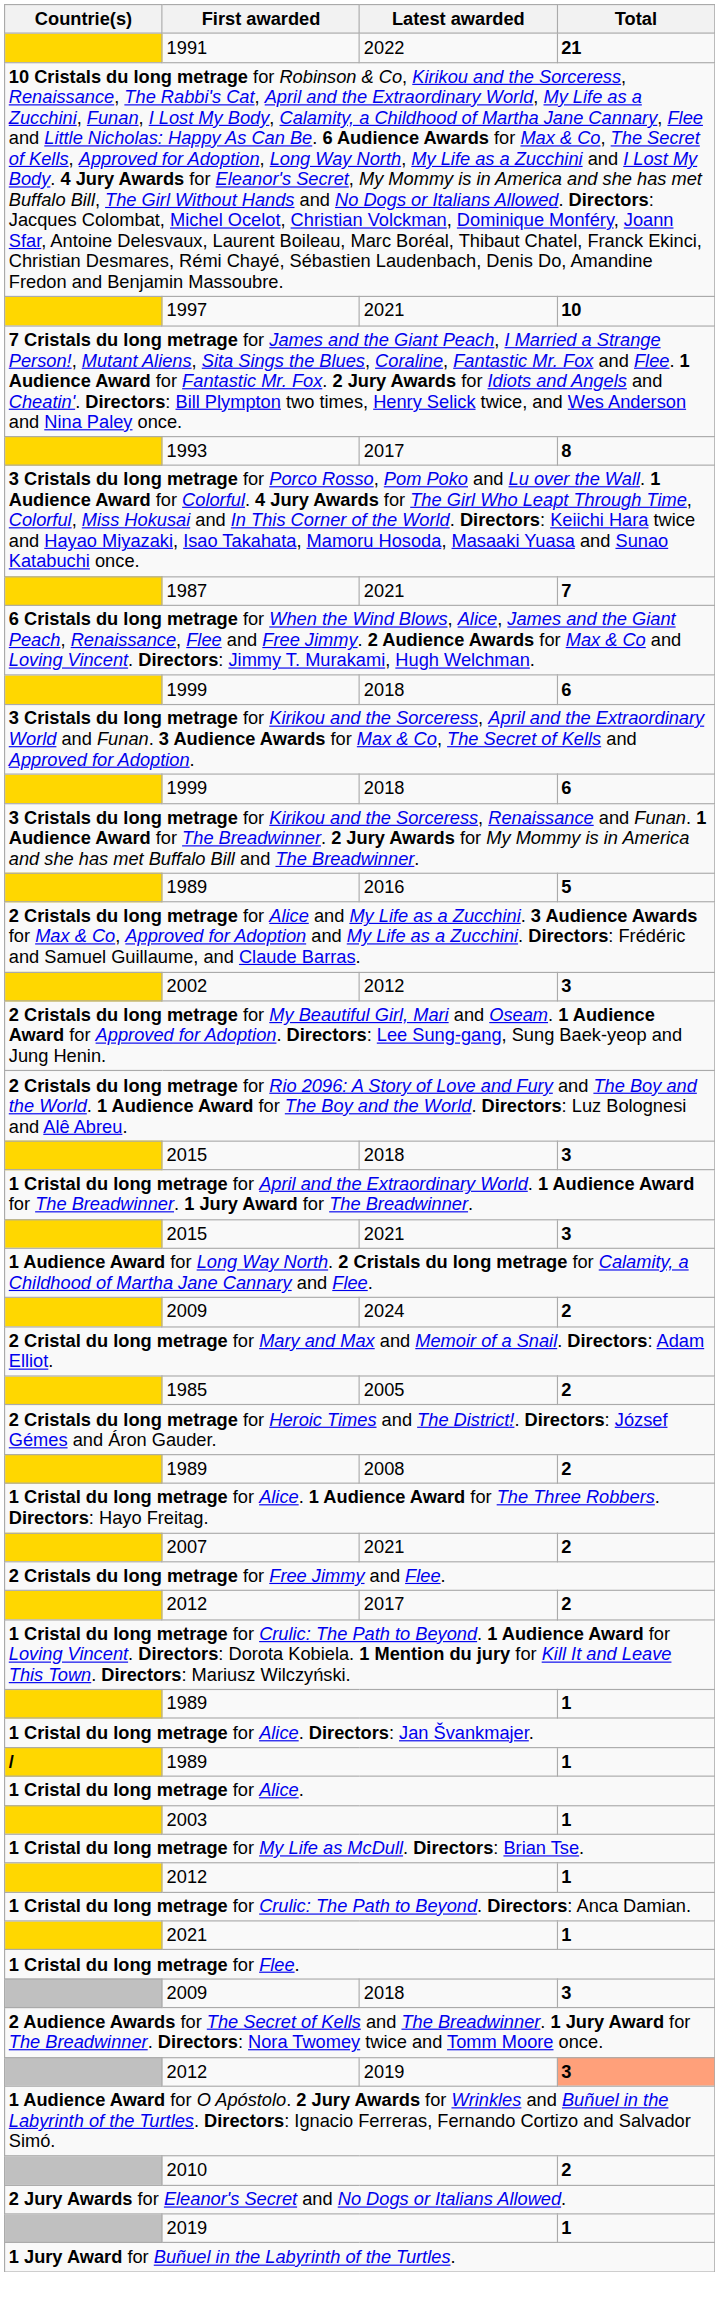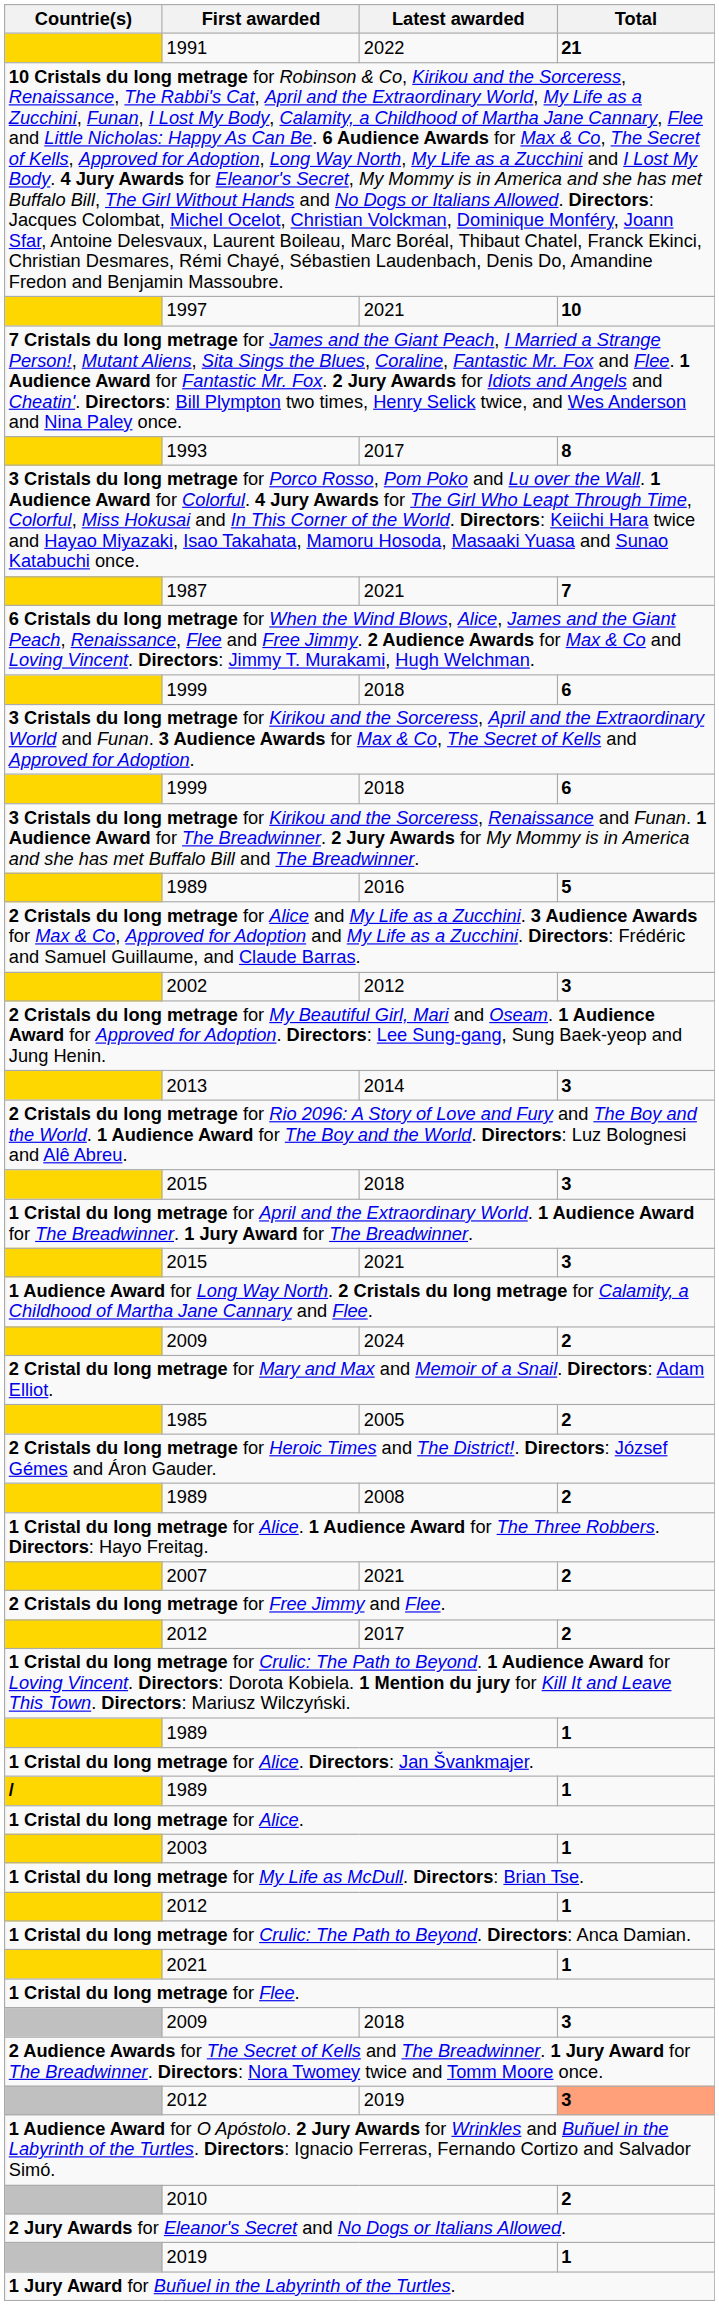+ row: (187, 1085)
